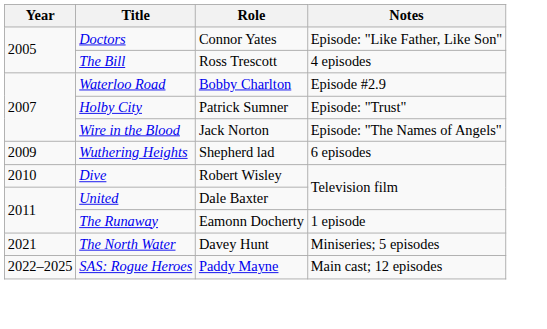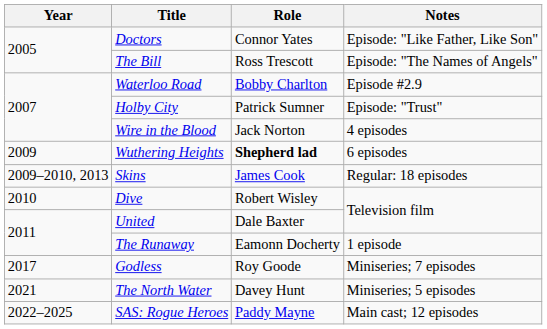(341, 61) 4 episodes -> (442, 61) Episode: "The Names of Angels"
(406, 130) Episode: "The Names of Angels" -> (377, 130) 4 episodes
(237, 152) normal -> (276, 152) bold
+ row: (130, 175)
+ row: (138, 267)
